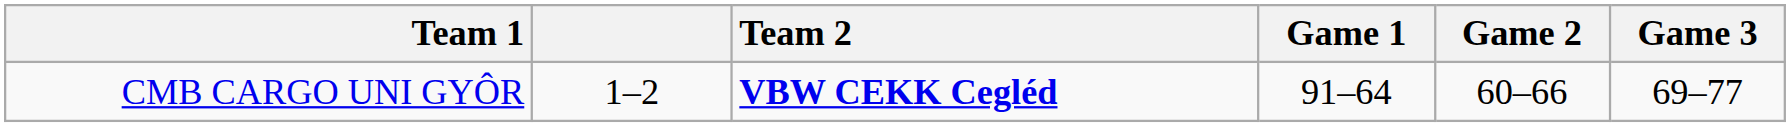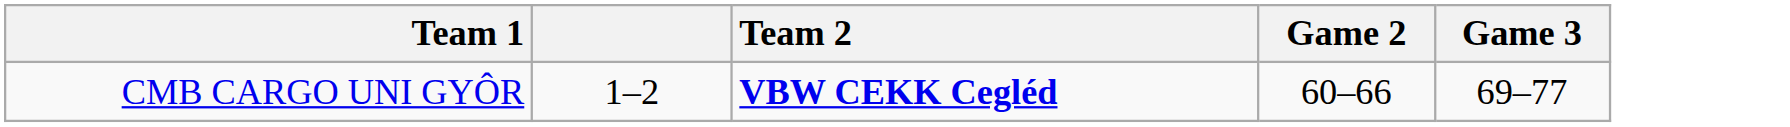- column: (1346, 33)
